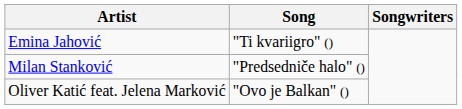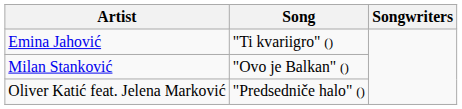(299, 66) "Predsedniče halo" () -> (291, 66) "Ovo je Balkan" ()
(291, 91) "Ovo je Balkan" () -> (299, 91) "Predsedniče halo" ()
